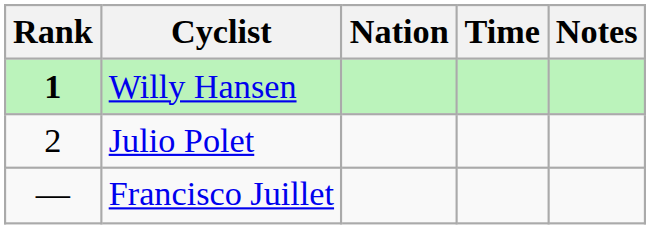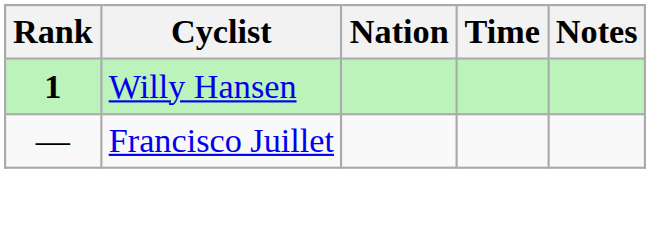- row: (181, 140)
